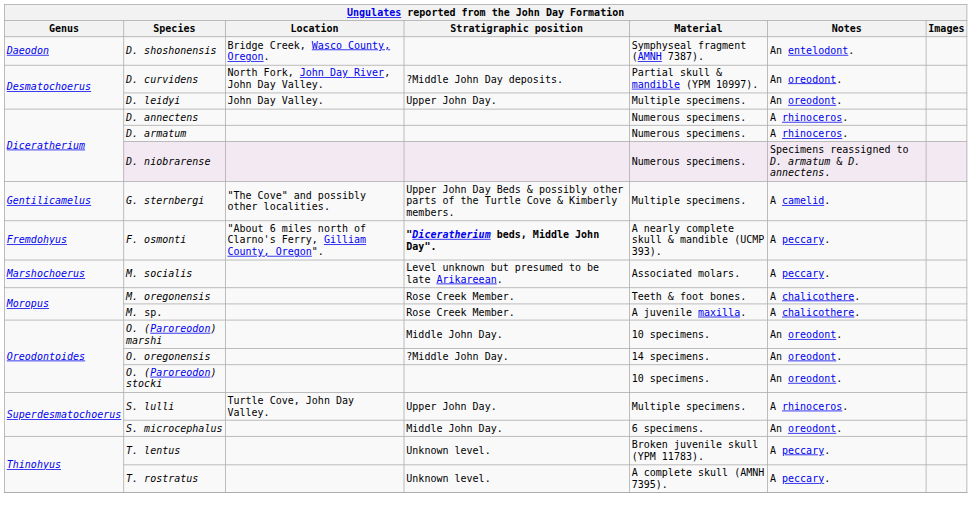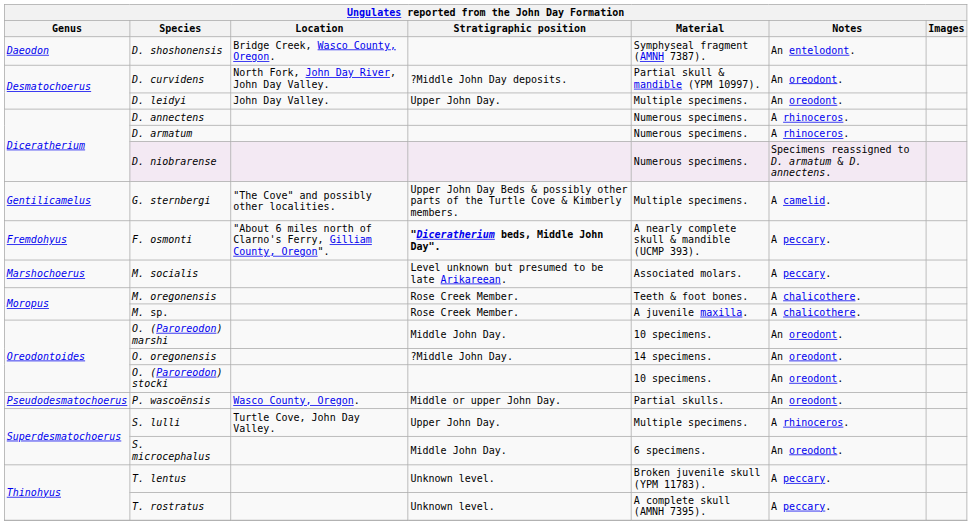+ row: (171, 401)
